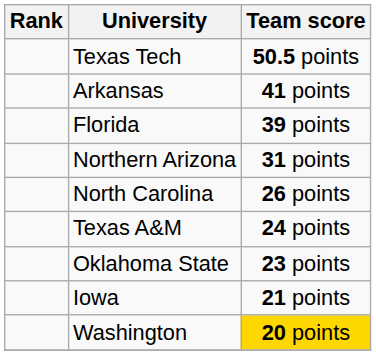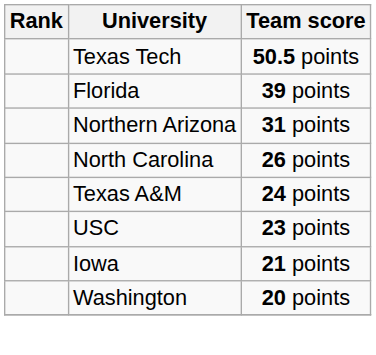- row: (118, 90)
- row: (151, 263)
+ row: (96, 228)
(306, 332) gold background -> (306, 297) no background
